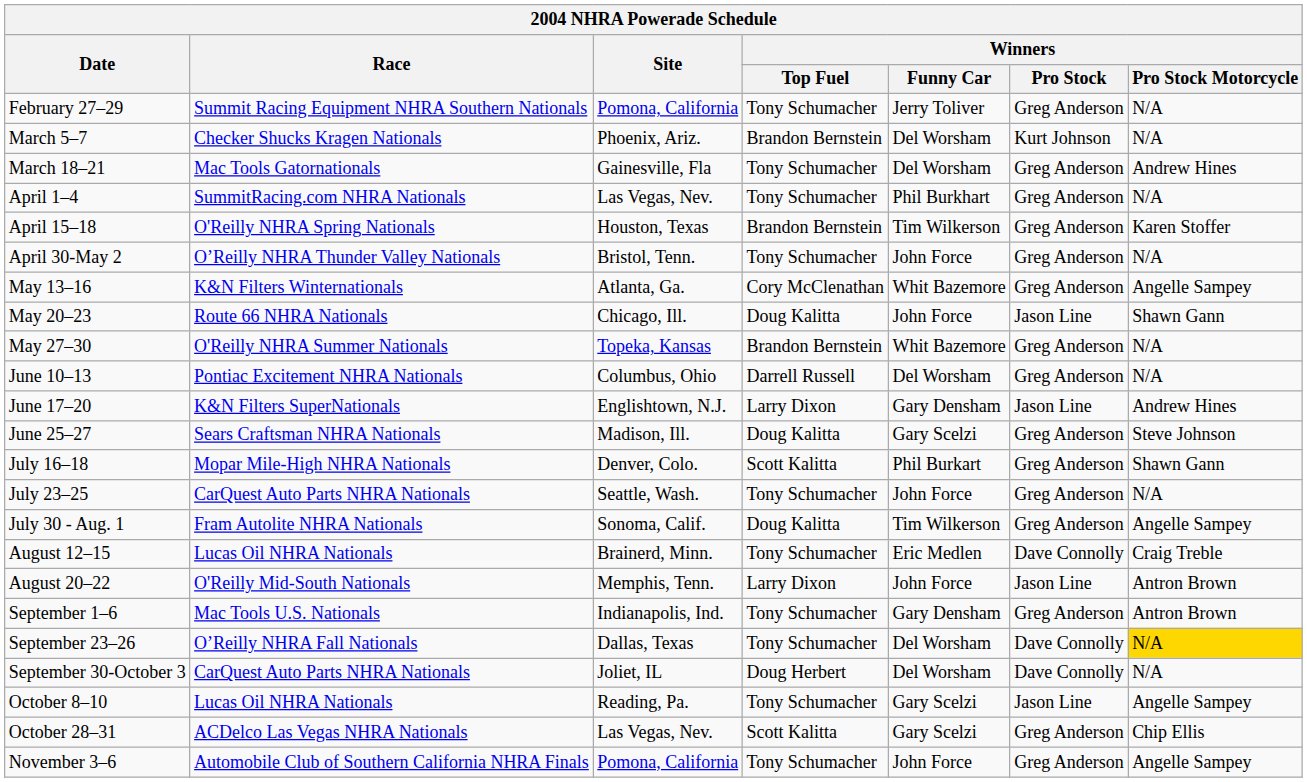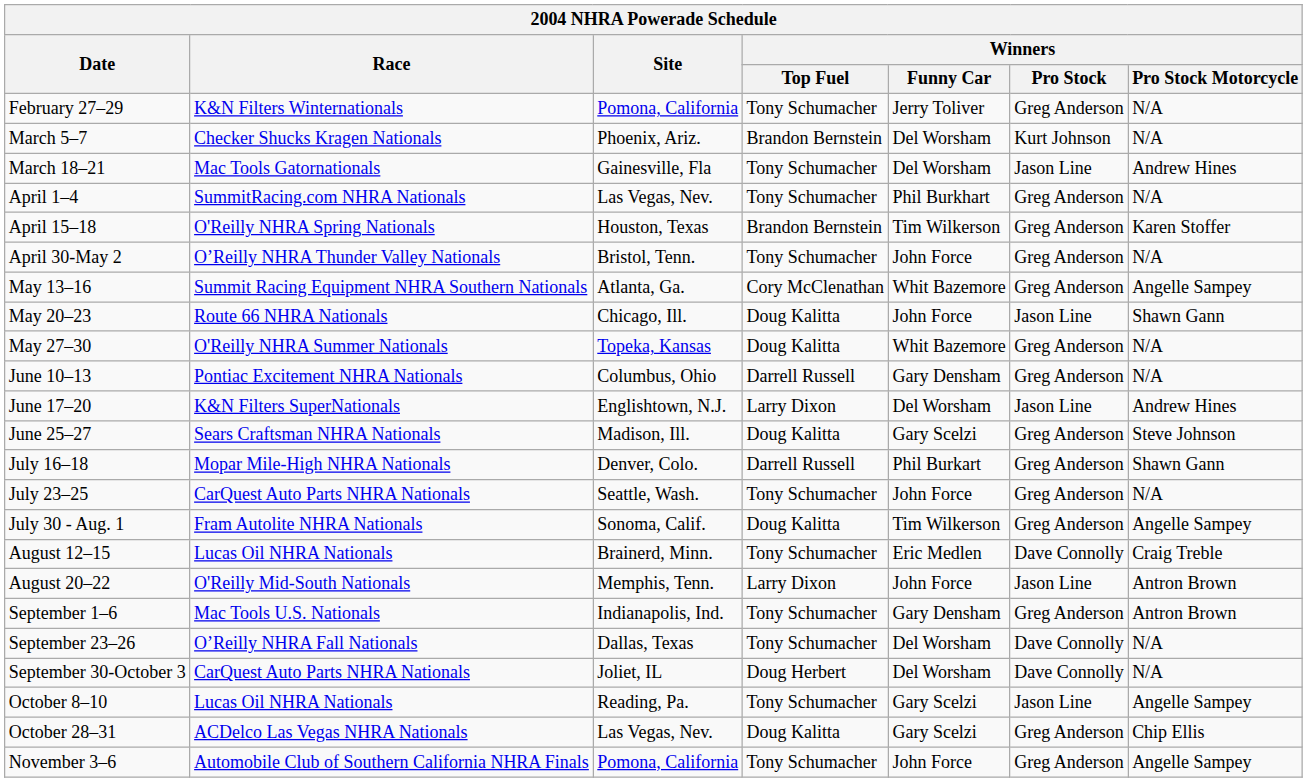(391, 108) Summit Racing Equipment NHRA Southern Nationals -> (299, 108) K&N Filters Winternationals
(1069, 168) Greg Anderson -> (1053, 168) Jason Line
(299, 286) K&N Filters Winternationals -> (391, 286) Summit Racing Equipment NHRA Southern Nationals
(814, 346) Brandon Bernstein -> (793, 346) Doug Kalitta
(942, 375) Del Worsham -> (947, 375) Gary Densham
(947, 405) Gary Densham -> (942, 405) Del Worsham
(792, 465) Scott Kalitta -> (801, 465) Darrell Russell
(1148, 643) gold background -> (1148, 643) no background
(792, 732) Scott Kalitta -> (793, 732) Doug Kalitta
